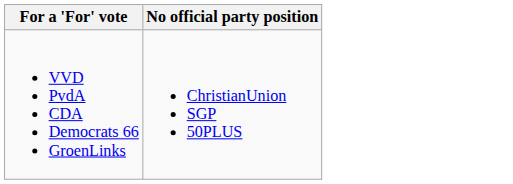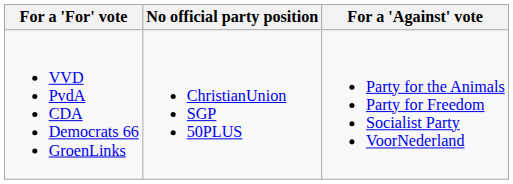+ column: (415, 17)
